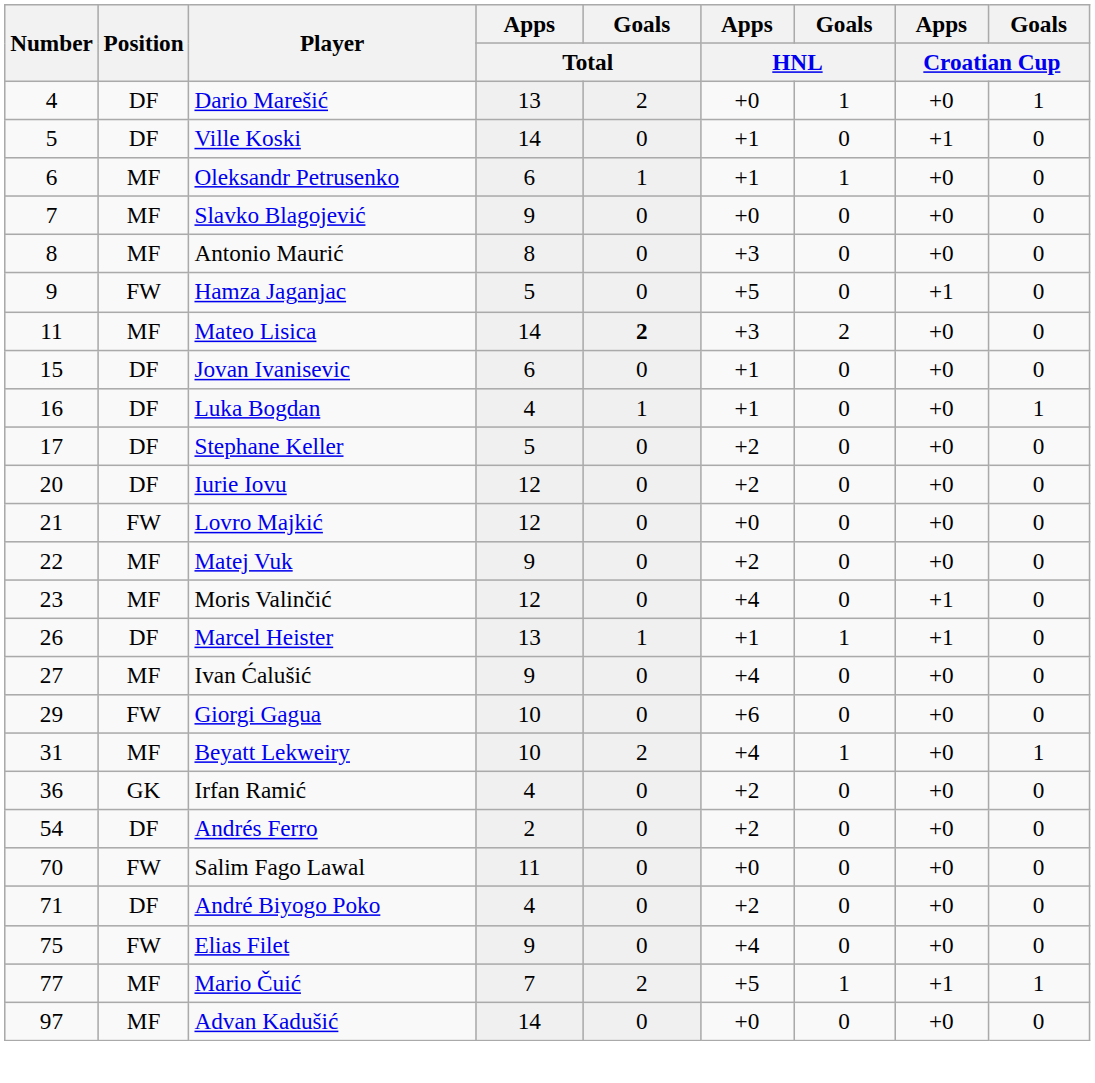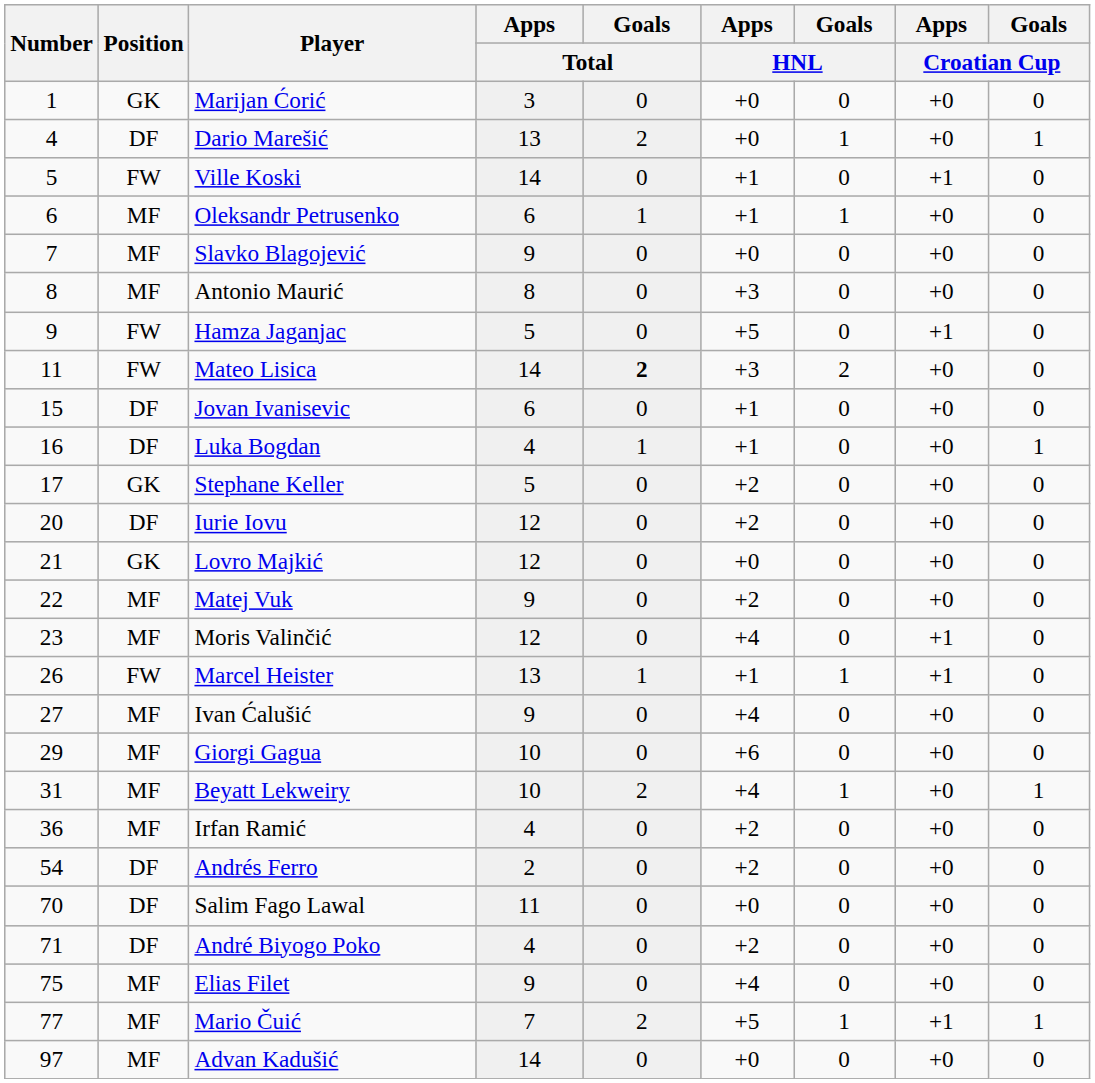+ row: (260, 100)
(144, 138) DF -> (144, 177) FW
(144, 330) MF -> (144, 368) FW
(144, 445) DF -> (144, 484) GK
(144, 522) FW -> (144, 560) GK
(144, 637) DF -> (144, 675) FW
(144, 714) FW -> (144, 752) MF
(144, 790) GK -> (144, 829) MF
(144, 867) FW -> (144, 905) DF
(144, 944) FW -> (144, 982) MF
